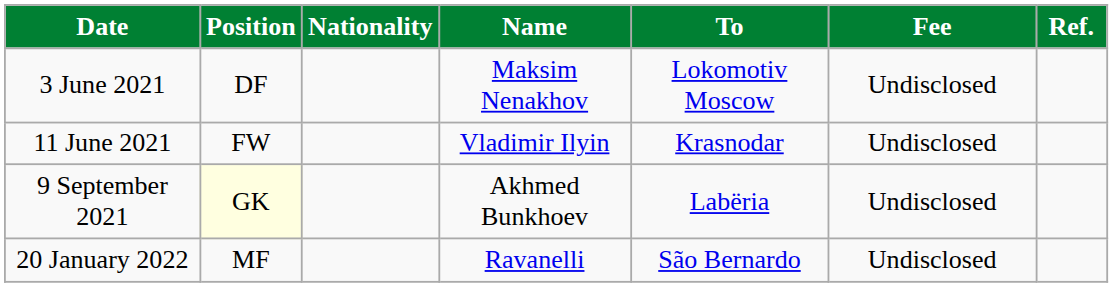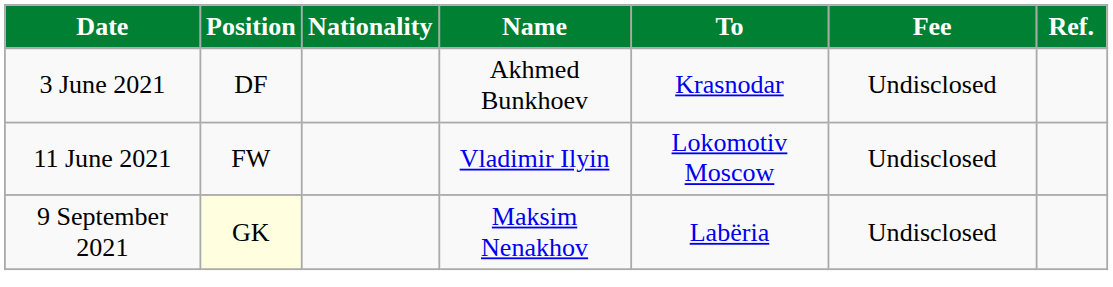(535, 84) Maksim Nenakhov -> (535, 84) Akhmed Bunkhoev
(729, 84) Lokomotiv Moscow -> (729, 84) Krasnodar
(729, 143) Krasnodar -> (729, 158) Lokomotiv Moscow
(535, 201) Akhmed Bunkhoev -> (535, 232) Maksim Nenakhov
- row: (102, 259)
